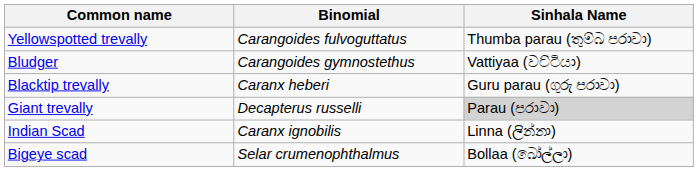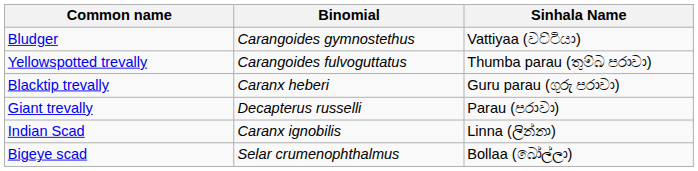rows swapped: (33, 62) <-> (78, 39)
(513, 108) lightgrey background -> (513, 108) no background
